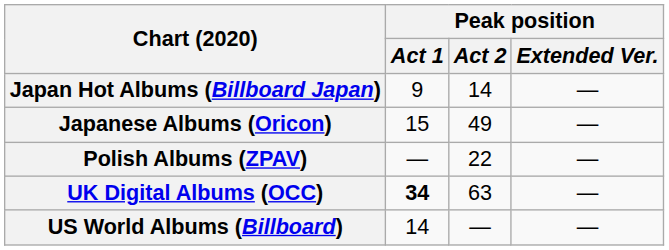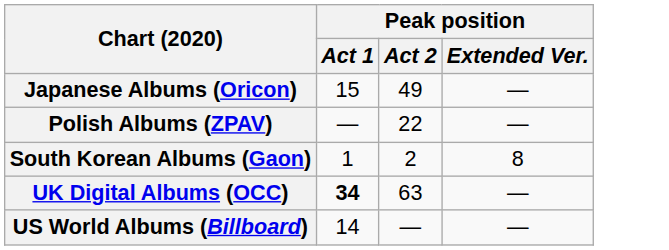- row: (195, 90)
+ row: (160, 158)
